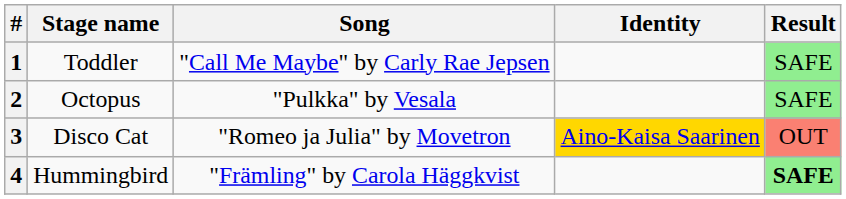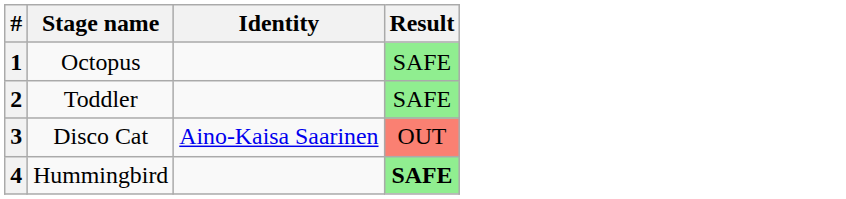- column: (364, 23)
(101, 61) Toddler -> (101, 61) Octopus
(101, 99) Octopus -> (101, 99) Toddler
(660, 136) gold background -> (279, 136) no background
